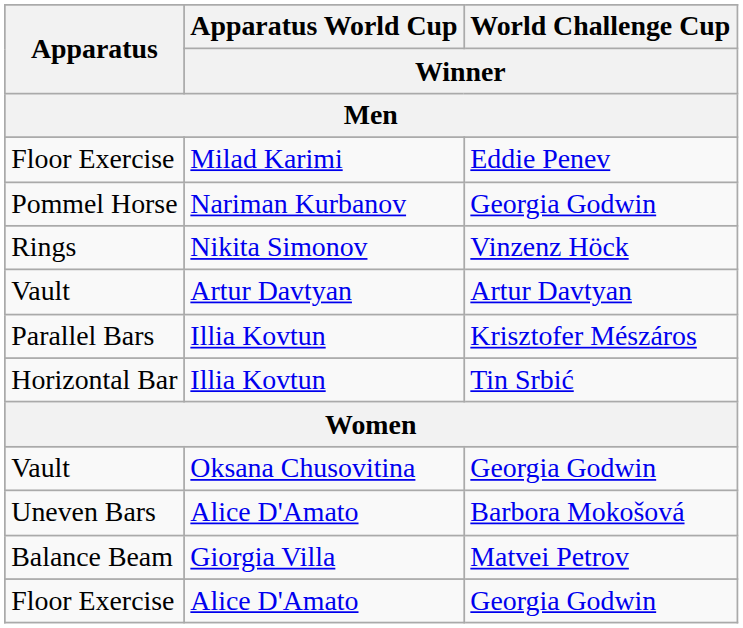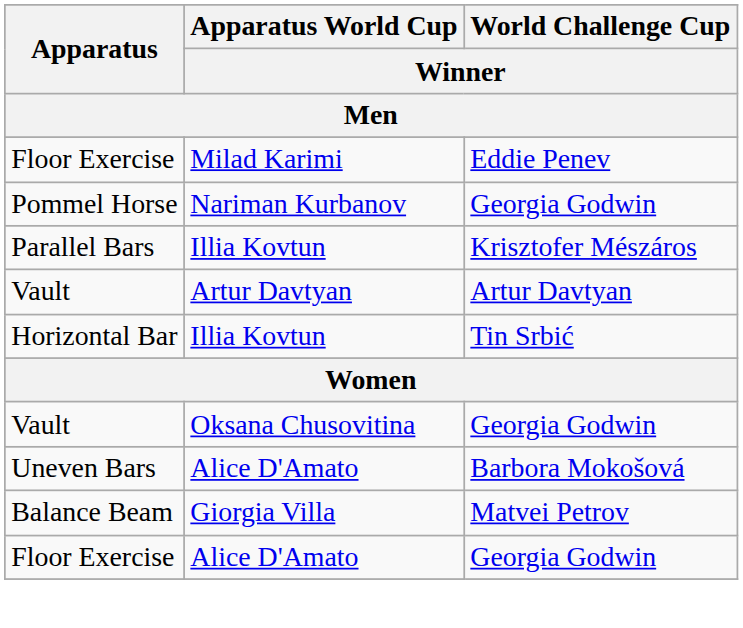- row: (44, 247)
rows swapped: (41, 291) <-> (83, 335)
